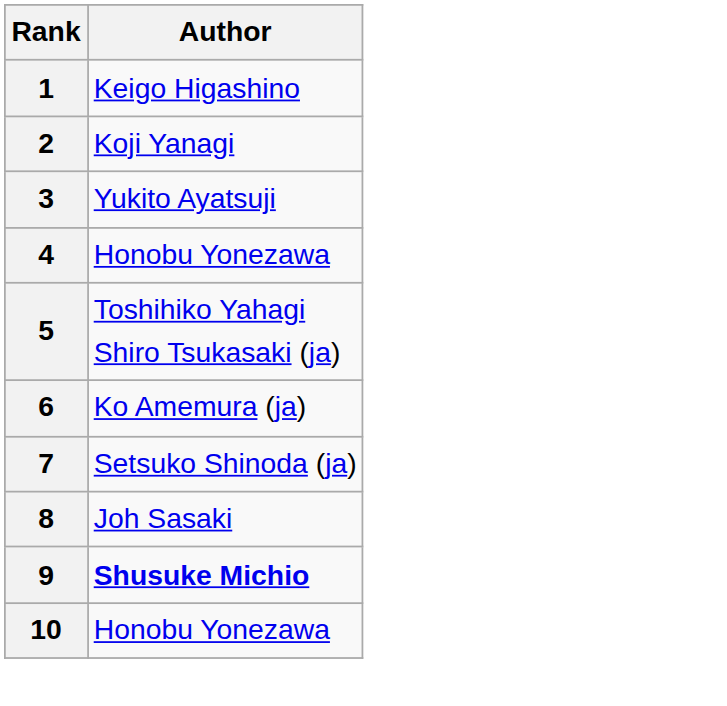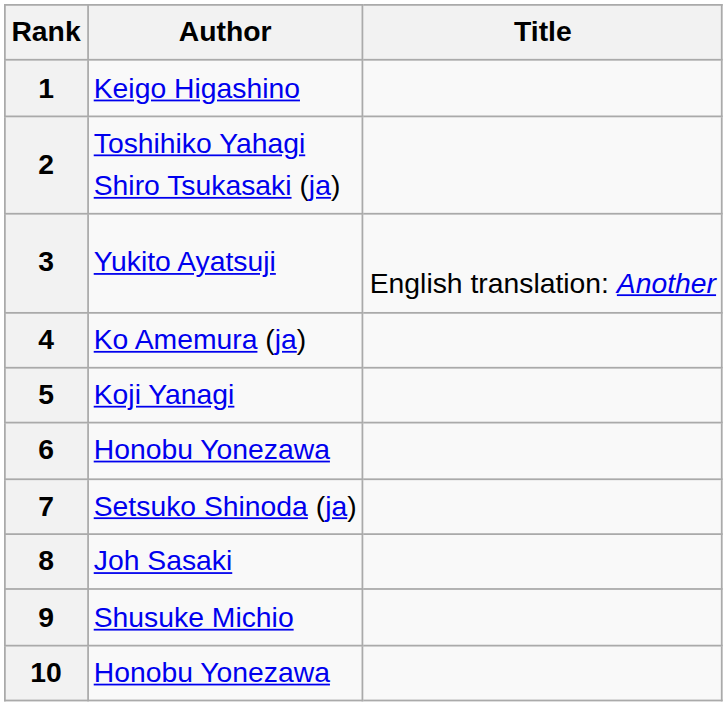+ column: (543, 32)
(164, 143) Koji Yanagi -> (217, 164) Toshihiko Yahagi Shiro Tsukasaki (ja)
(212, 254) Honobu Yonezawa -> (200, 339) Ko Amemura (ja)
(217, 331) Toshihiko Yahagi Shiro Tsukasaki (ja) -> (164, 394) Koji Yanagi
(200, 407) Ko Amemura (ja) -> (212, 450) Honobu Yonezawa
(202, 574) bold -> (194, 617) normal
